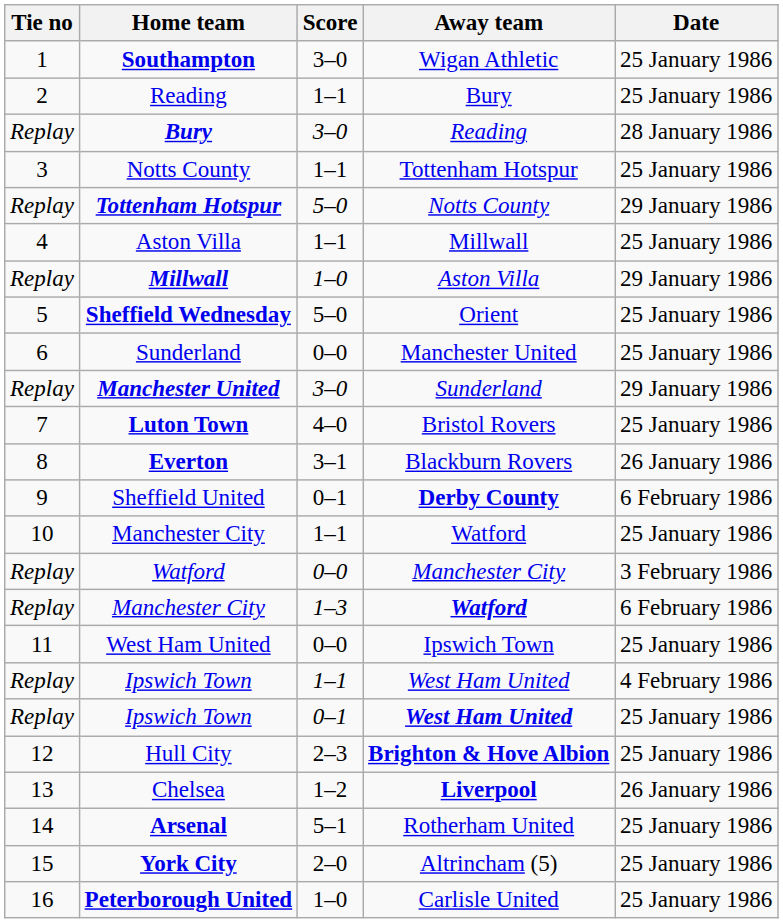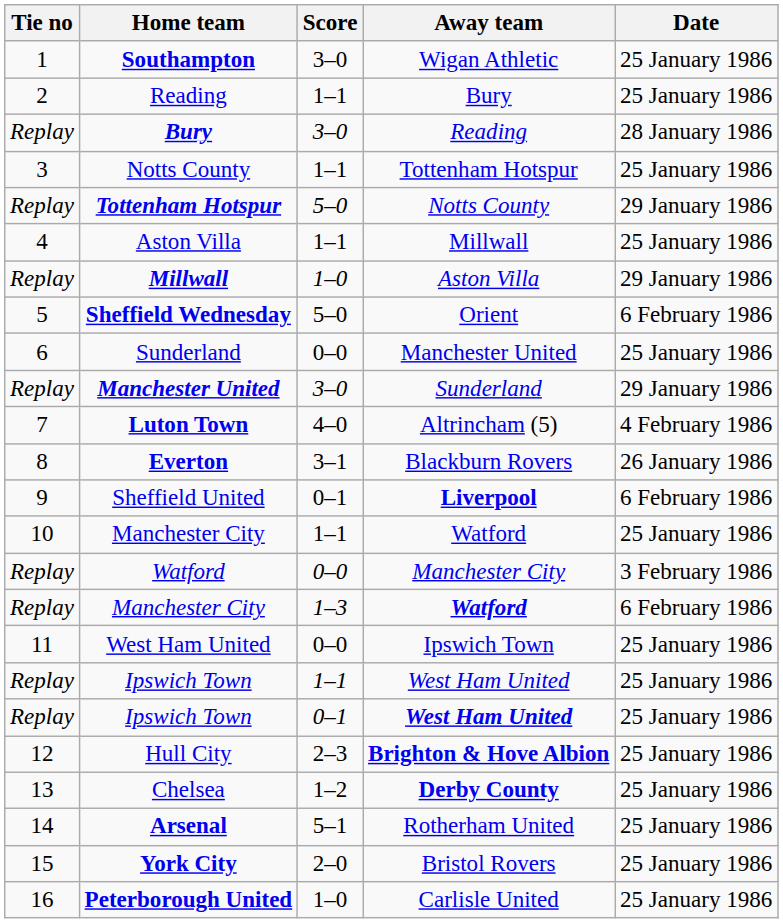(696, 315) 25 January 1986 -> (696, 315) 6 February 1986
(489, 424) Bristol Rovers -> (489, 424) Altrincham (5)
(696, 424) 25 January 1986 -> (696, 424) 4 February 1986
(489, 497) Derby County -> (489, 497) Liverpool
(696, 680) 4 February 1986 -> (696, 680) 25 January 1986
(489, 790) Liverpool -> (489, 790) Derby County
(696, 790) 26 January 1986 -> (696, 790) 25 January 1986
(489, 863) Altrincham (5) -> (489, 863) Bristol Rovers
